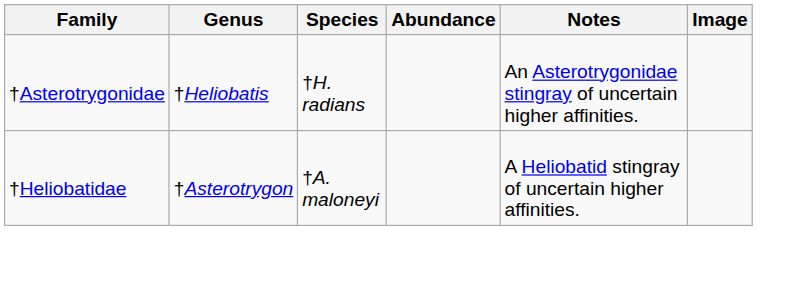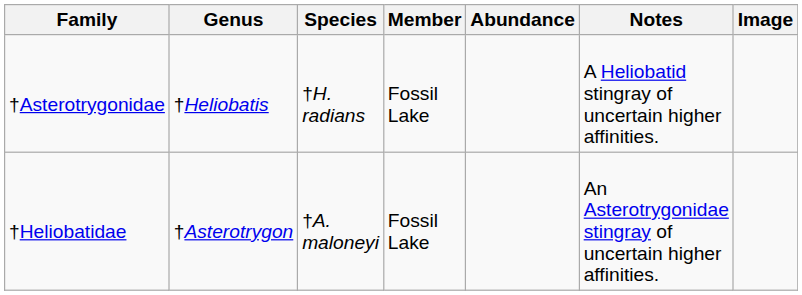+ column: (425, 19)
(591, 93) An Asterotrygonidae stingray of uncertain higher affinities. -> (653, 104) A Heliobatid stingray of uncertain higher affinities.
(592, 188) A Heliobatid stingray of uncertain higher affinities. -> (656, 231) An Asterotrygonidae stingray of uncertain higher affinities.
